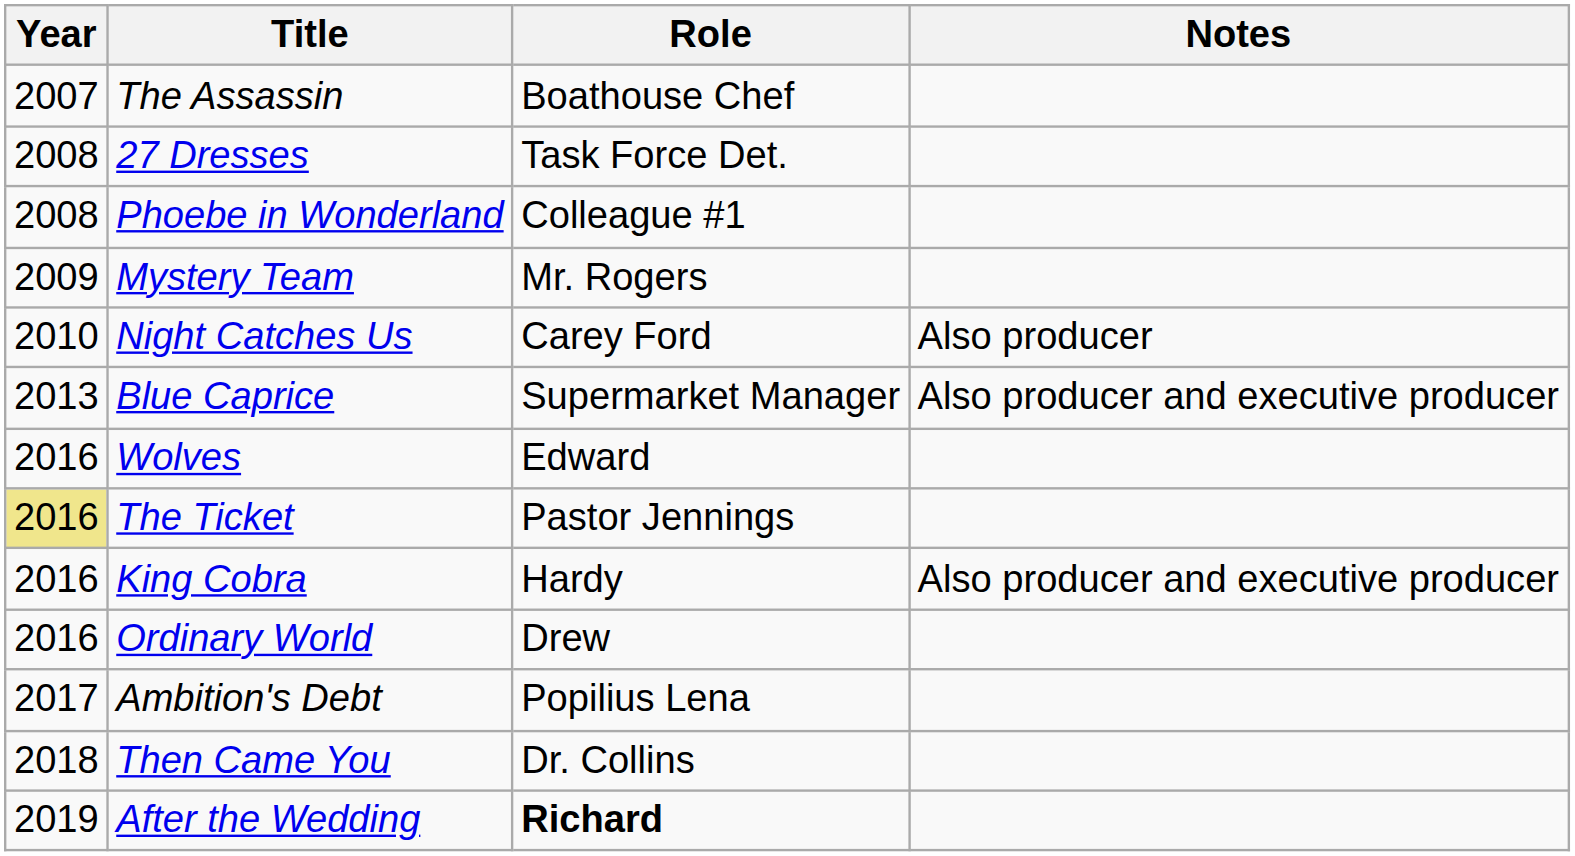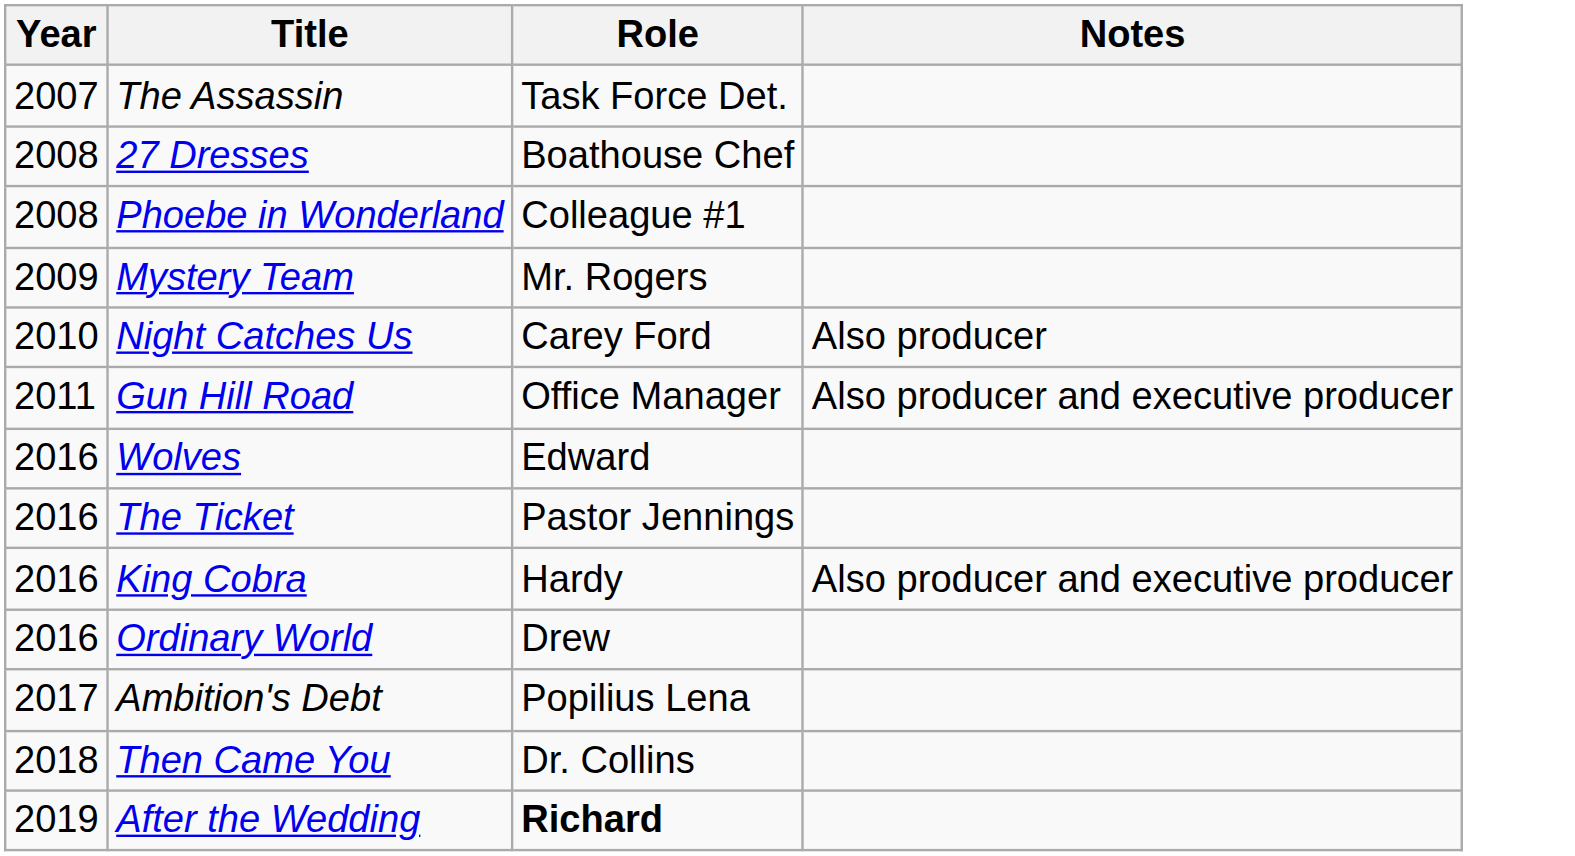(658, 95) Boathouse Chef -> (655, 95) Task Force Det.
(655, 155) Task Force Det. -> (658, 155) Boathouse Chef
+ row: (235, 397)
- row: (225, 397)
(56, 517) khaki background -> (56, 517) no background
